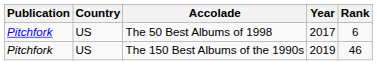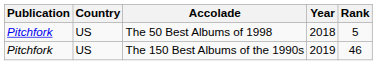(322, 32) 2017 -> (322, 32) 2018
(355, 32) 6 -> (355, 32) 5
